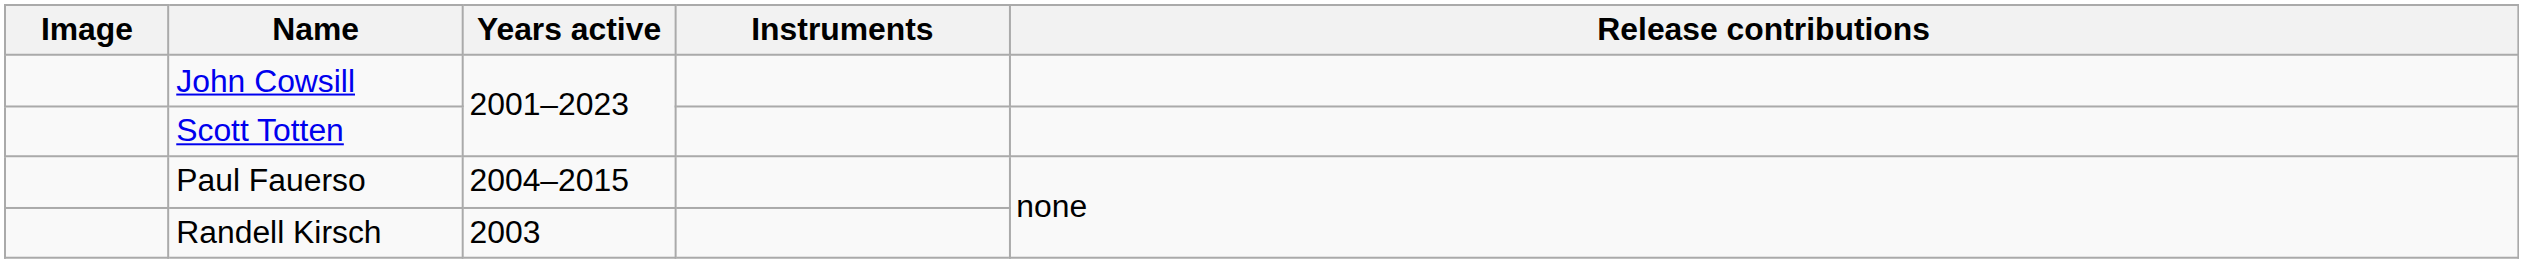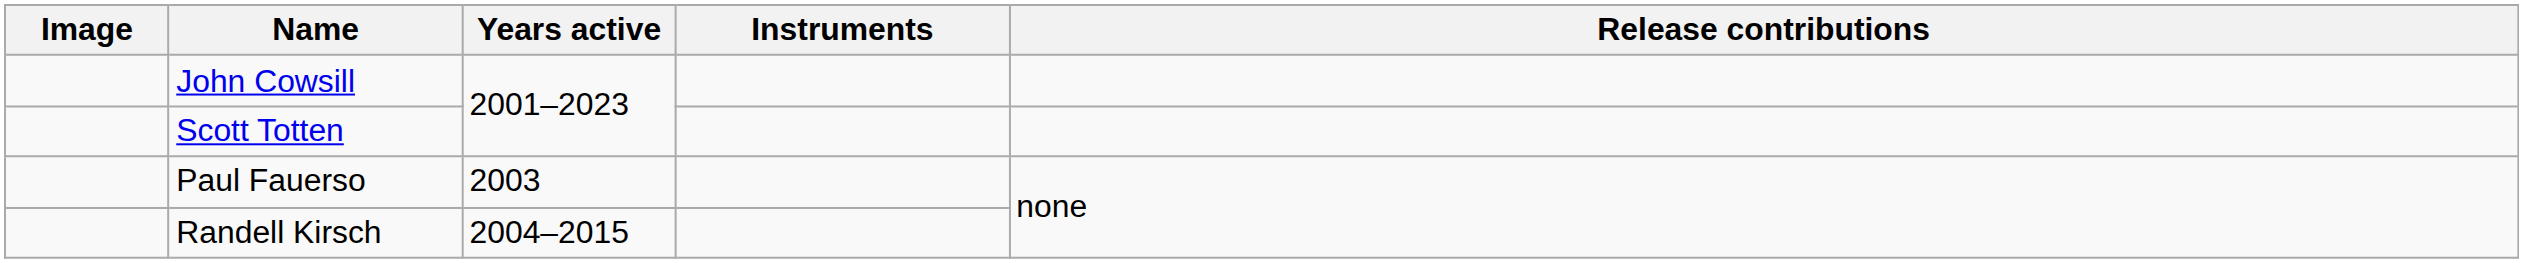(549, 181) 2004–2015 -> (505, 181) 2003
(505, 231) 2003 -> (549, 231) 2004–2015
